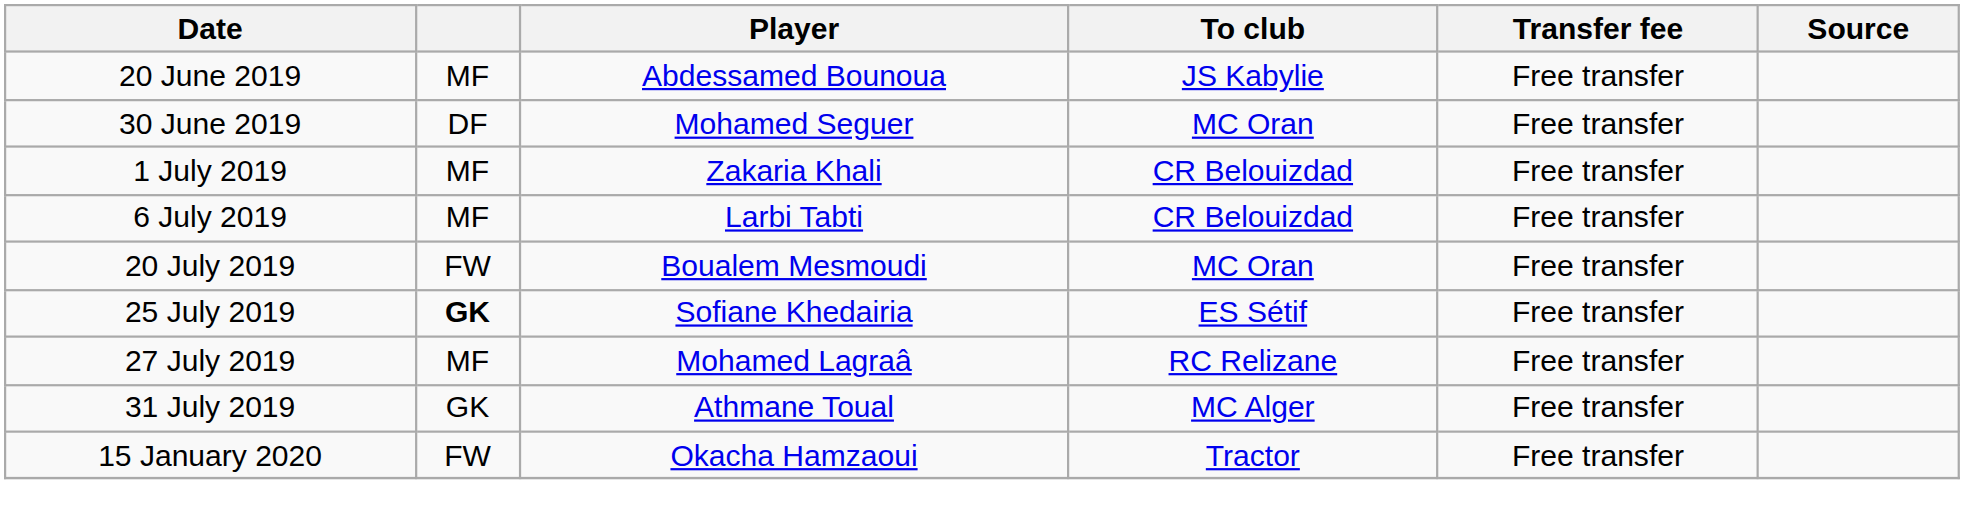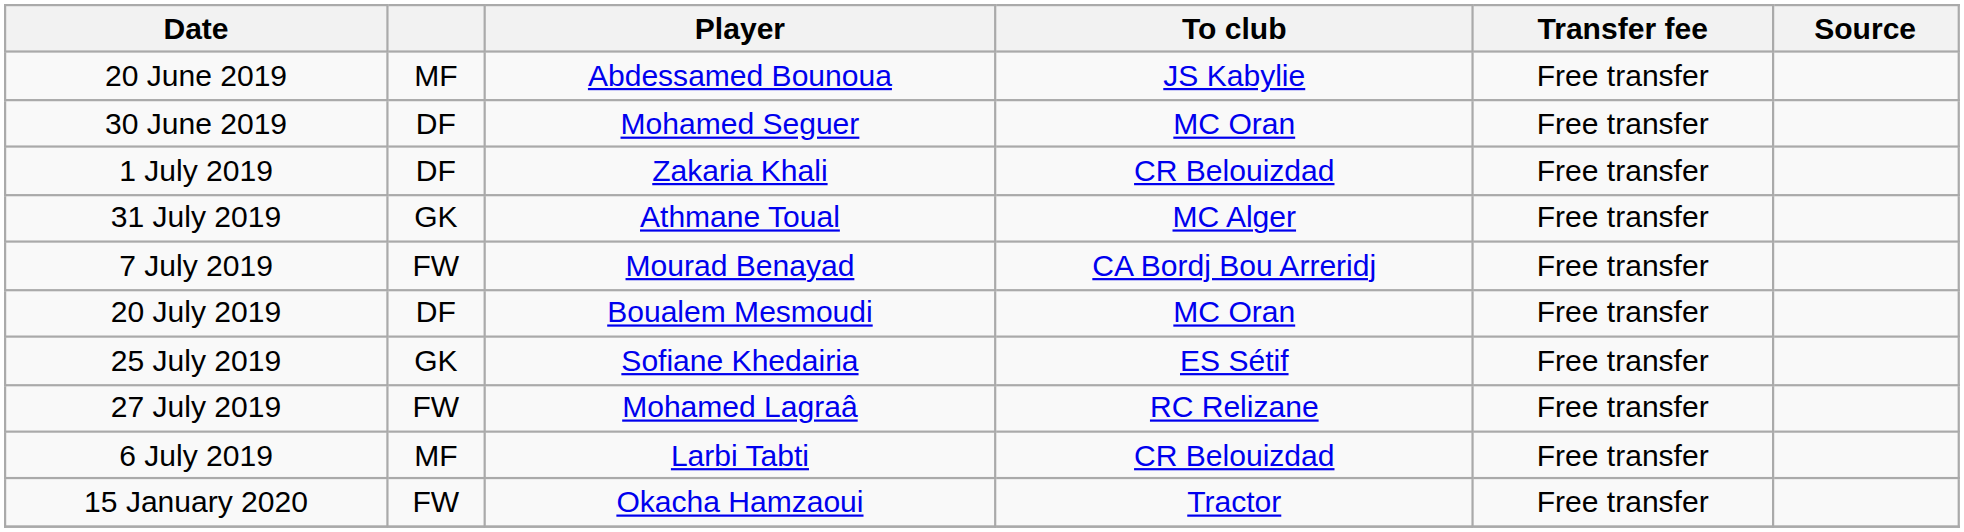(468, 171) MF -> (436, 171) DF
rows swapped: (210, 218) <-> (210, 407)
+ row: (196, 265)
(468, 265) FW -> (436, 313) DF
(468, 313) bold -> (436, 360) normal
(468, 360) MF -> (436, 407) FW
